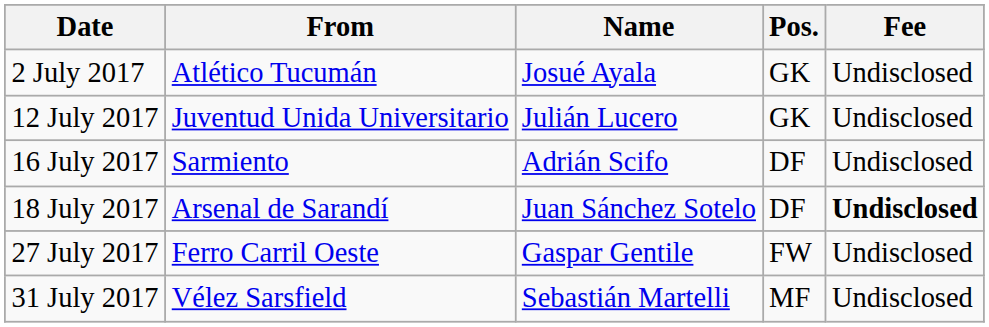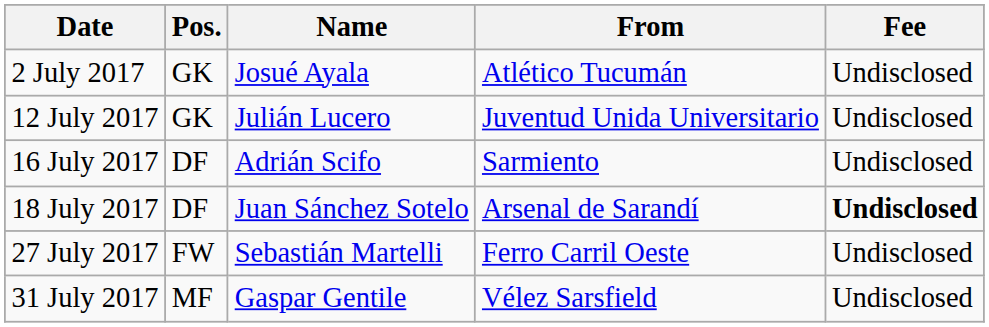columns swapped: (794, 27) <-> (340, 27)
(608, 252) Gaspar Gentile -> (339, 252) Sebastián Martelli
(626, 298) Sebastián Martelli -> (321, 298) Gaspar Gentile
